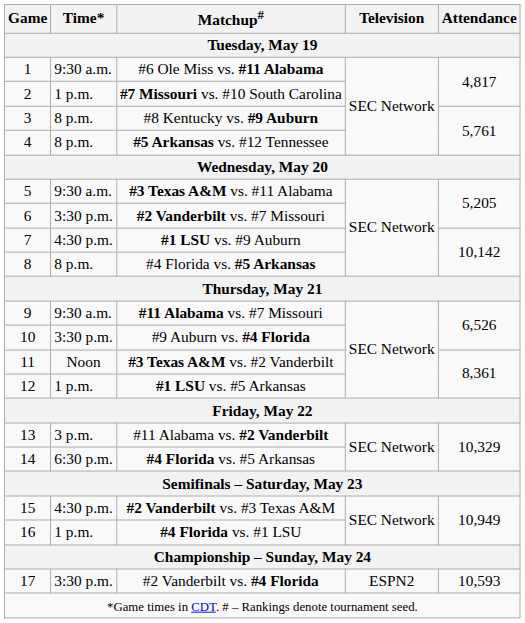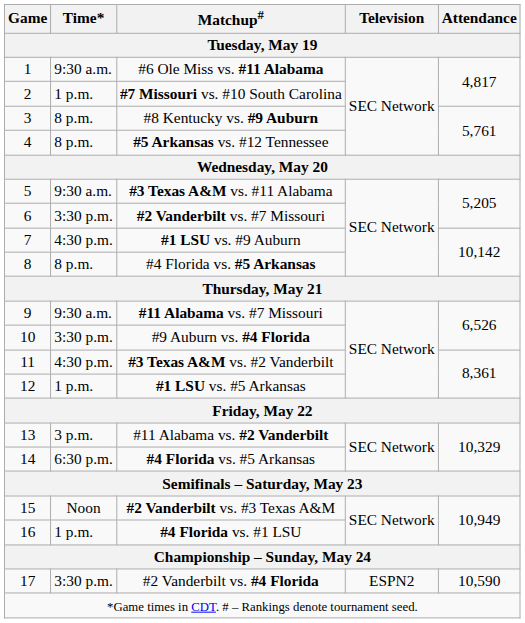(84, 361) Noon -> (84, 361) 4:30 p.m.
(84, 508) 4:30 p.m. -> (84, 508) Noon
(479, 581) 10,593 -> (479, 581) 10,590
